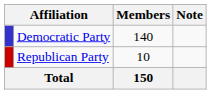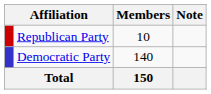rows swapped: (64, 36) <-> (63, 57)
